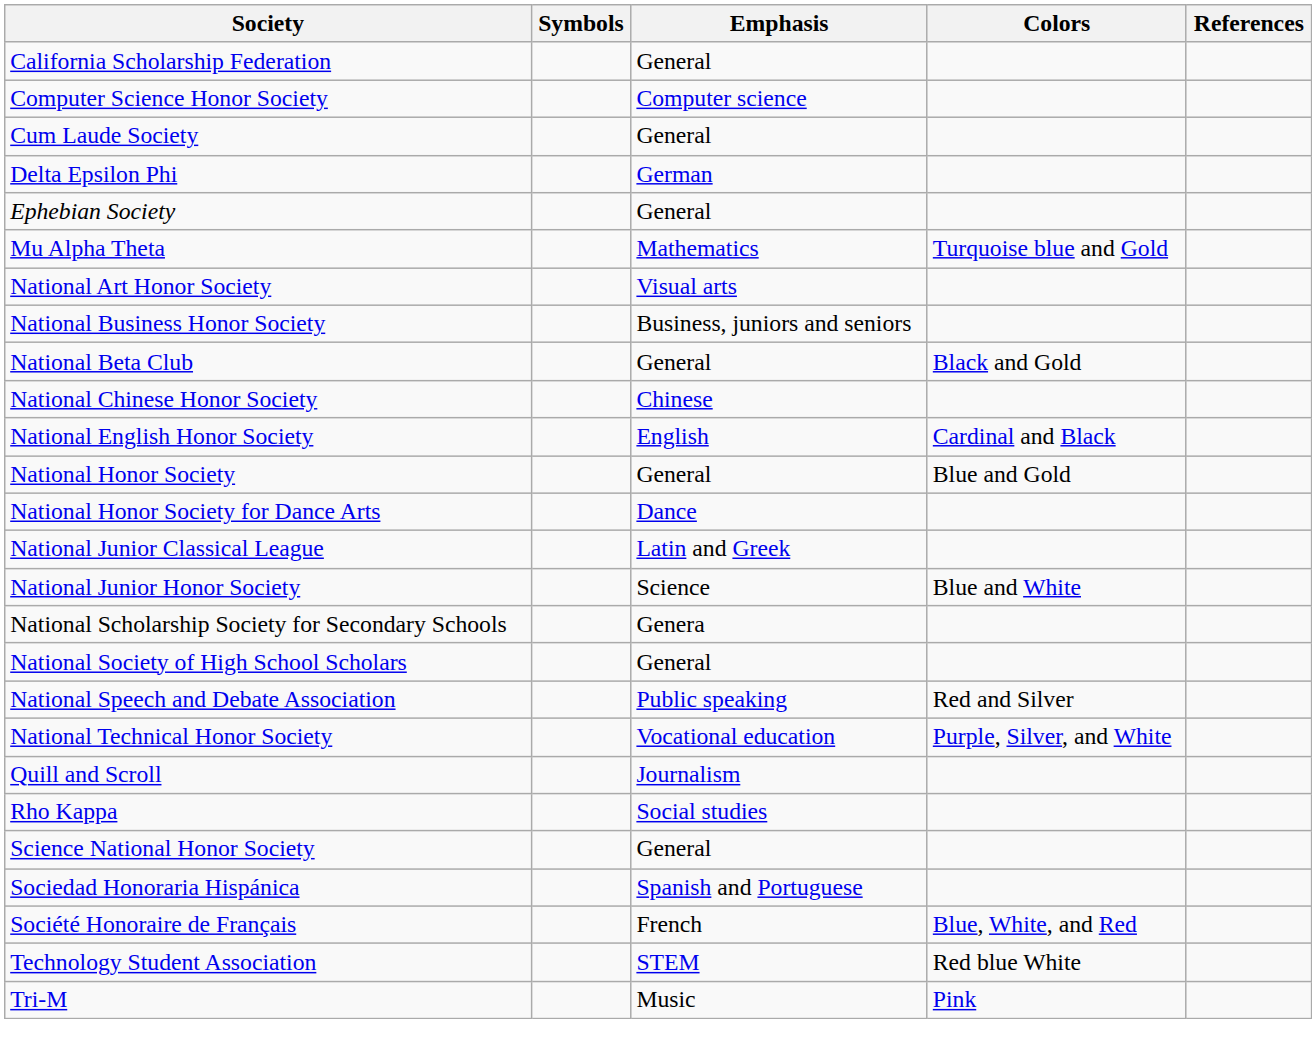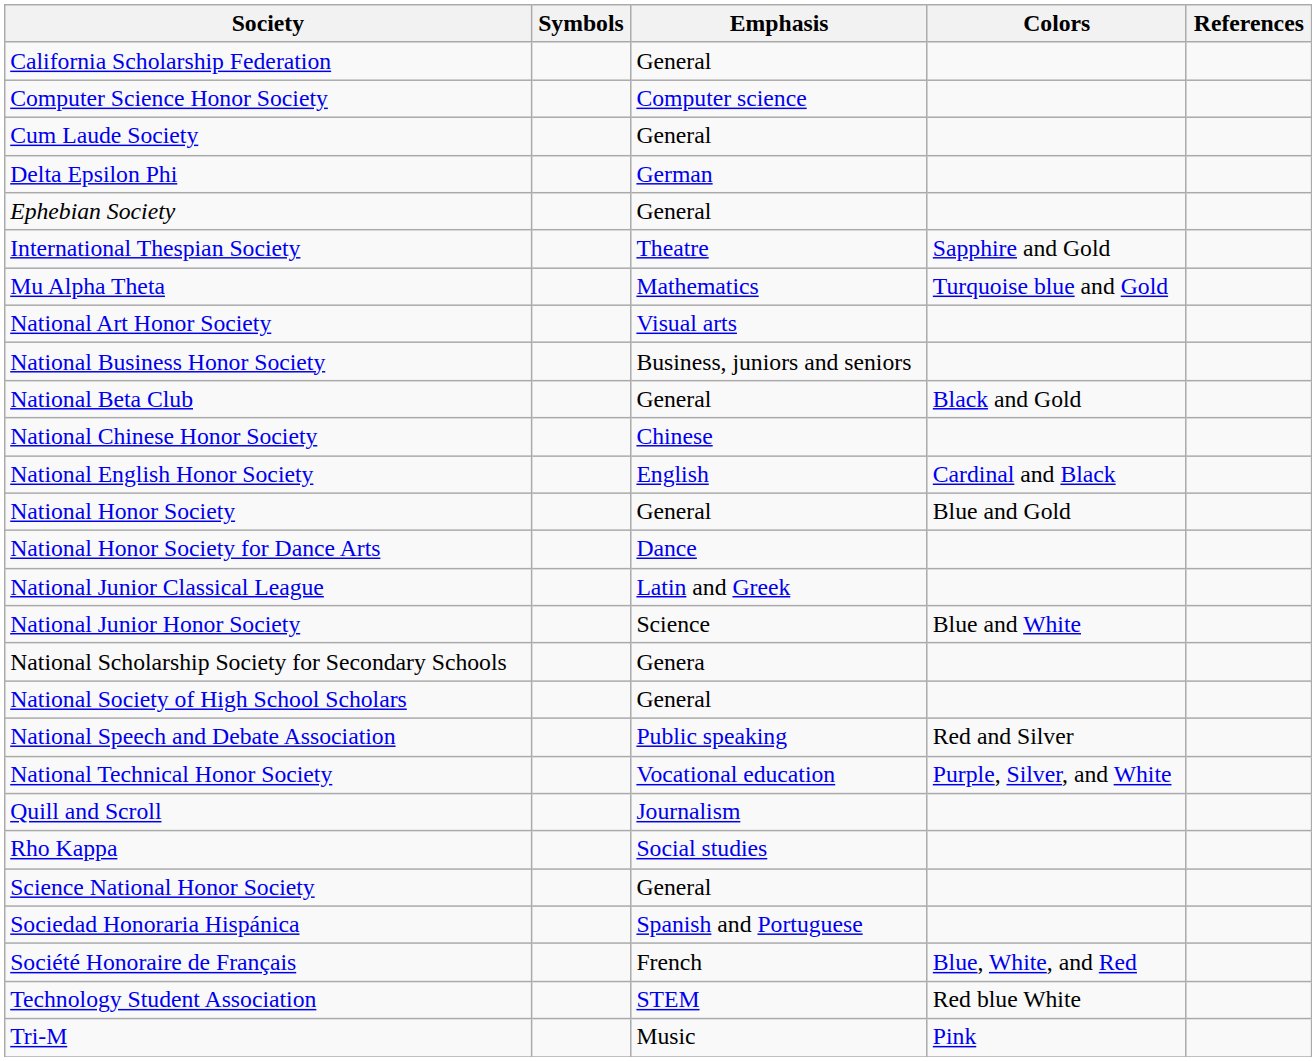+ row: (155, 248)
